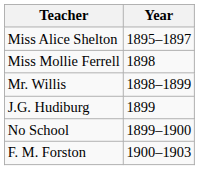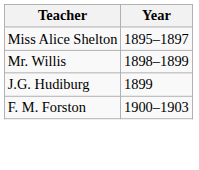- row: (64, 61)
- row: (38, 130)
